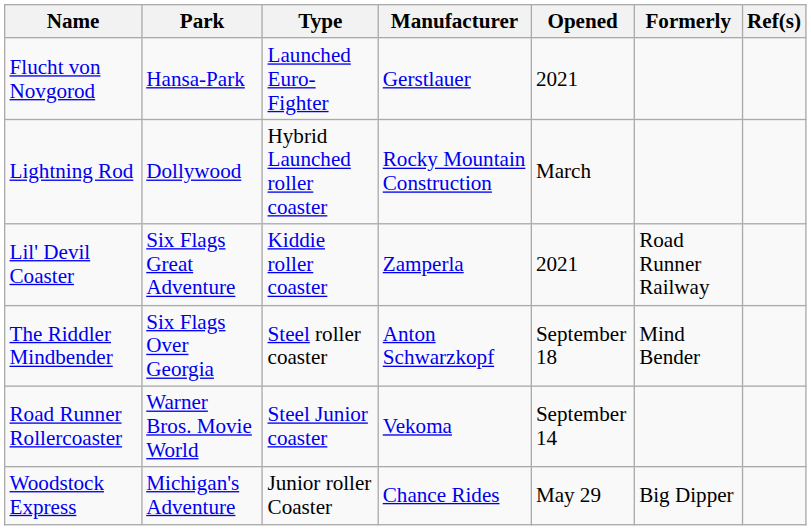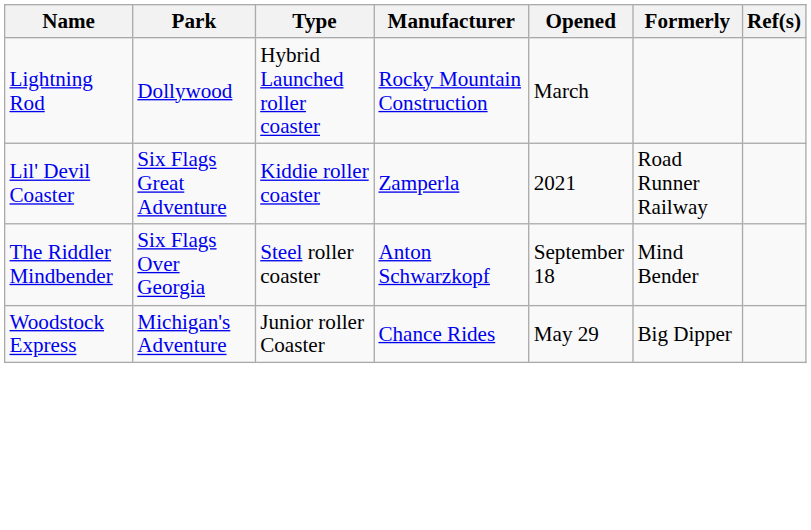- row: (55, 78)
- row: (66, 426)
